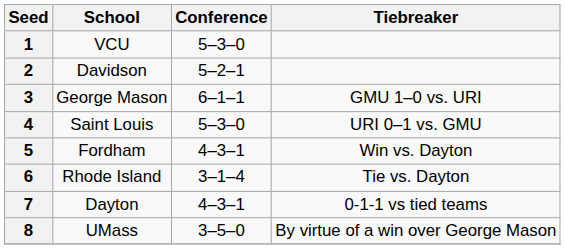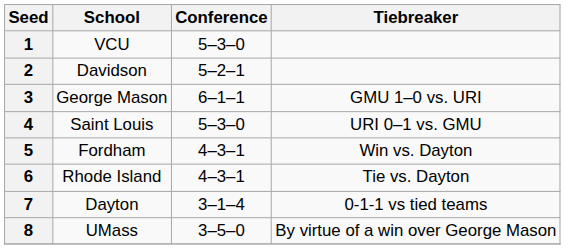(221, 177) 3–1–4 -> (221, 177) 4–3–1
(221, 204) 4–3–1 -> (221, 204) 3–1–4
